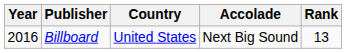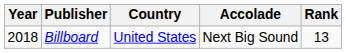(23, 37) 2016 -> (23, 37) 2018
